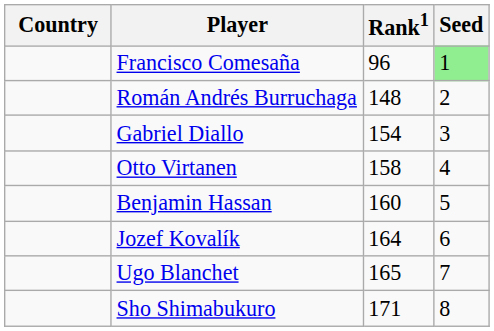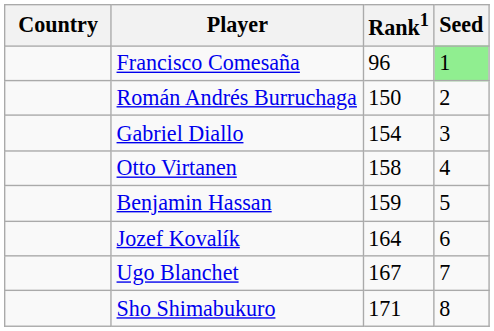(385, 98) 148 -> (385, 98) 150
(385, 203) 160 -> (385, 203) 159
(385, 273) 165 -> (385, 273) 167
